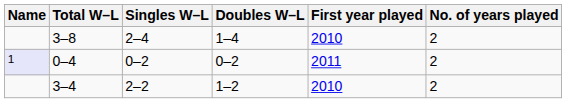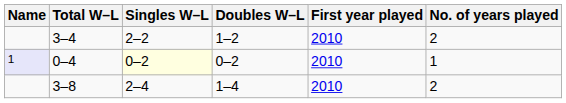rows swapped: (64, 37) <-> (64, 86)
(137, 62) no background -> (137, 62) lightyellow background
(326, 62) 2011 -> (327, 62) 2010
(433, 62) 2 -> (433, 62) 1
